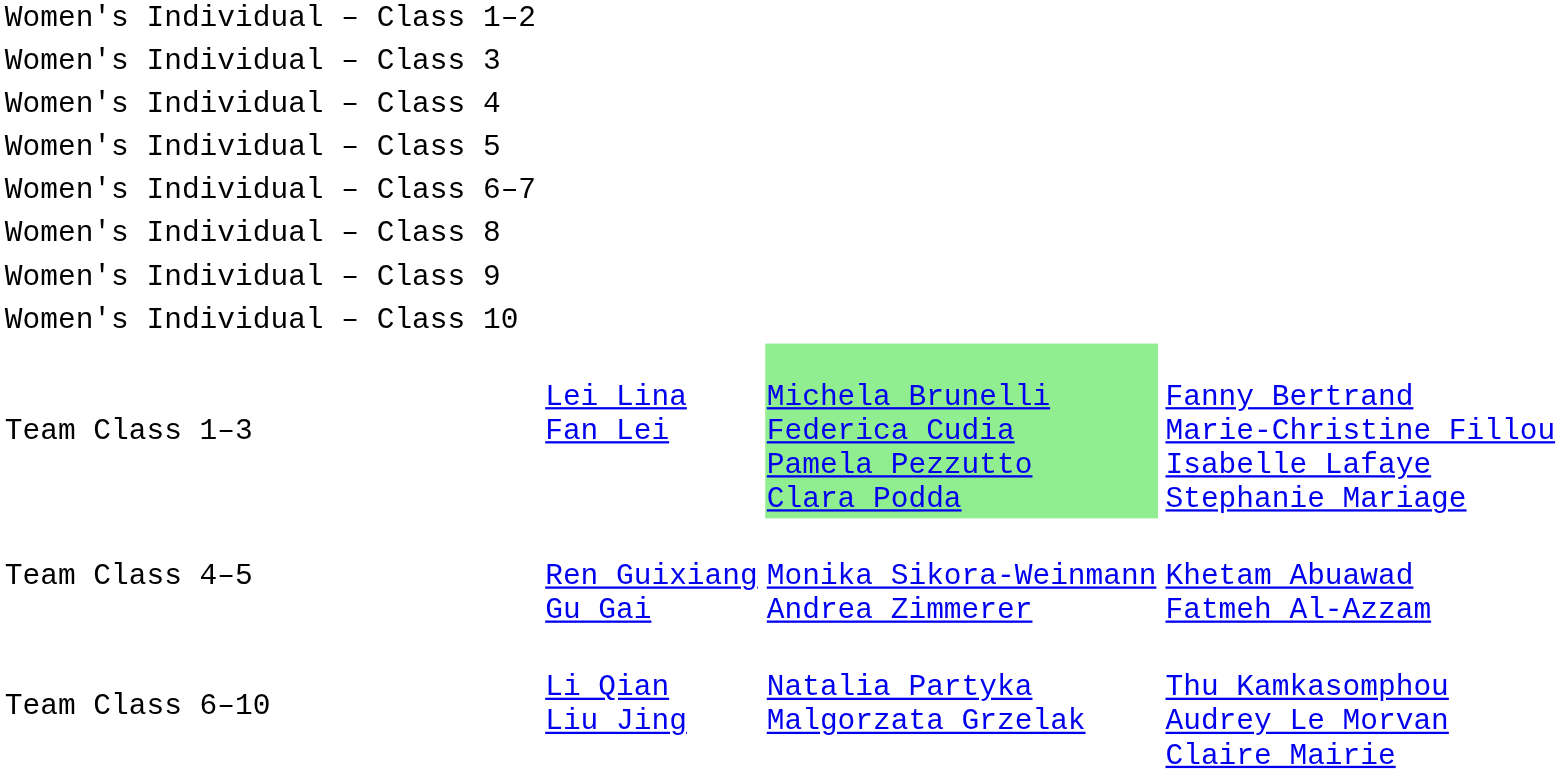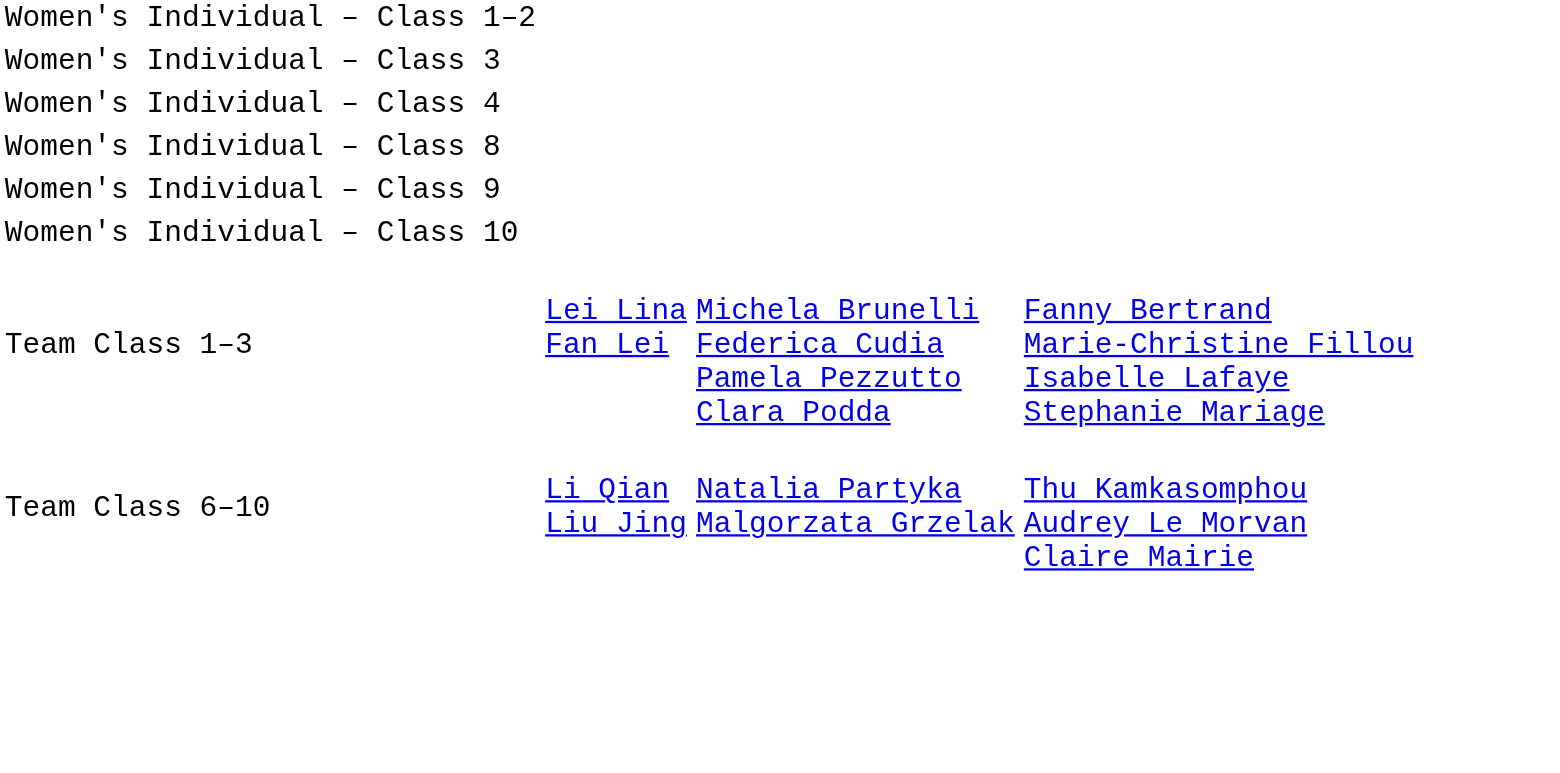- row: (253, 147)
- row: (270, 190)
(908, 448) lightgreen background -> (838, 362) no background
- row: (129, 576)
